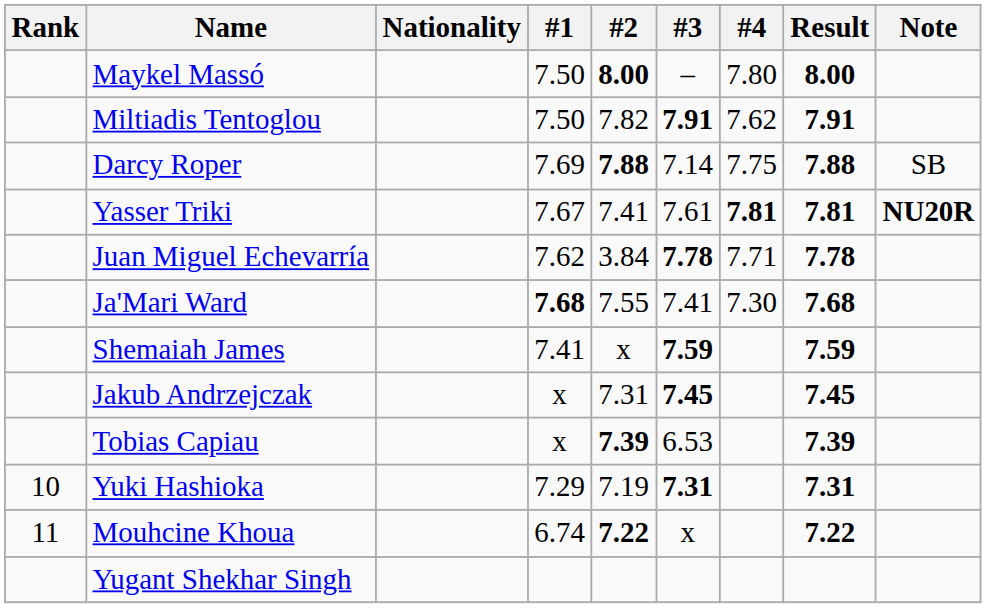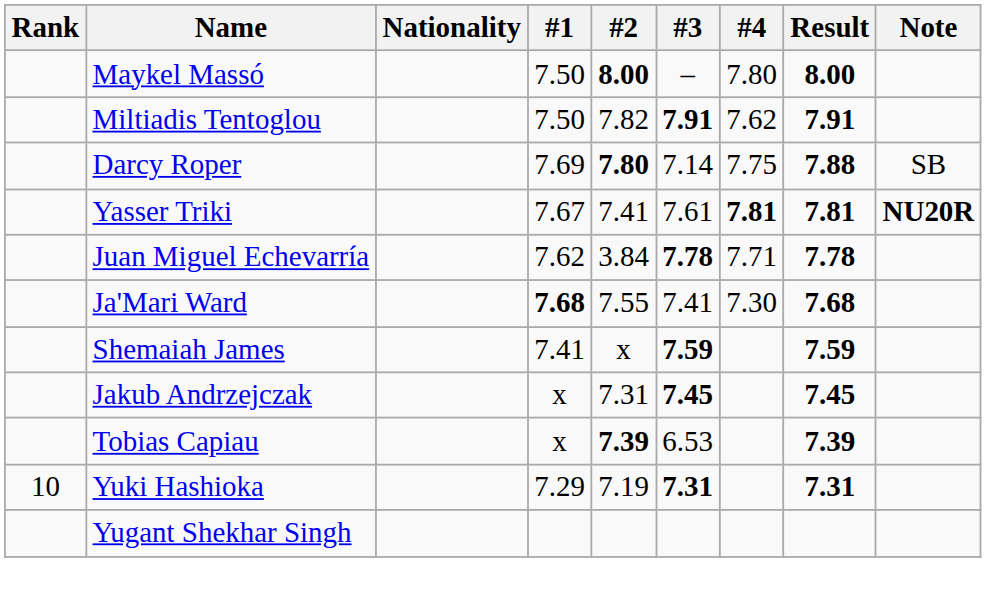(624, 165) 7.88 -> (624, 165) 7.80
- row: (193, 532)
